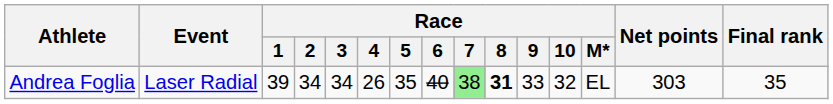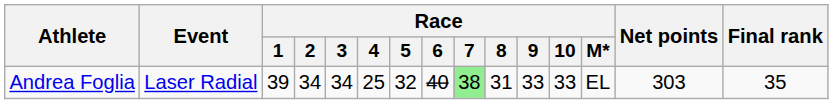(374, 83) 26 -> (374, 83) 25
(406, 83) 35 -> (406, 83) 32
(501, 83) bold -> (501, 83) normal
(565, 83) 32 -> (565, 83) 33
